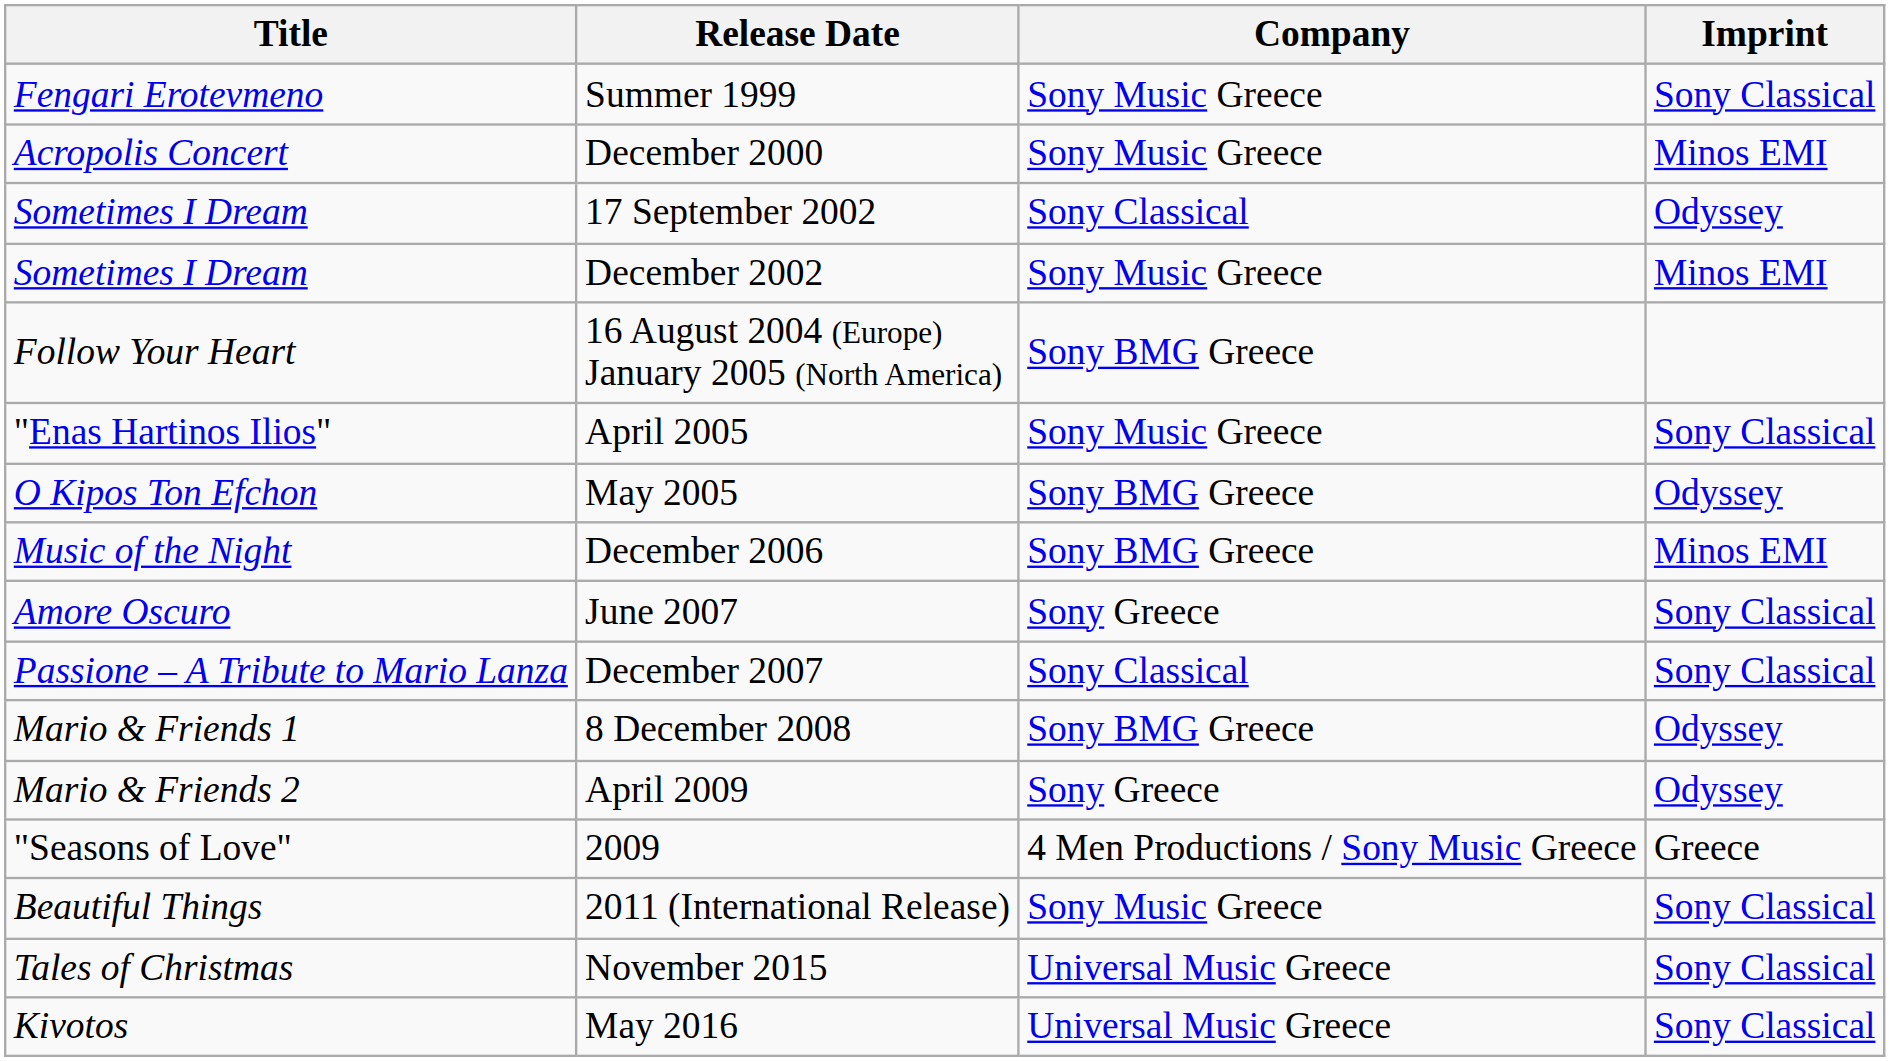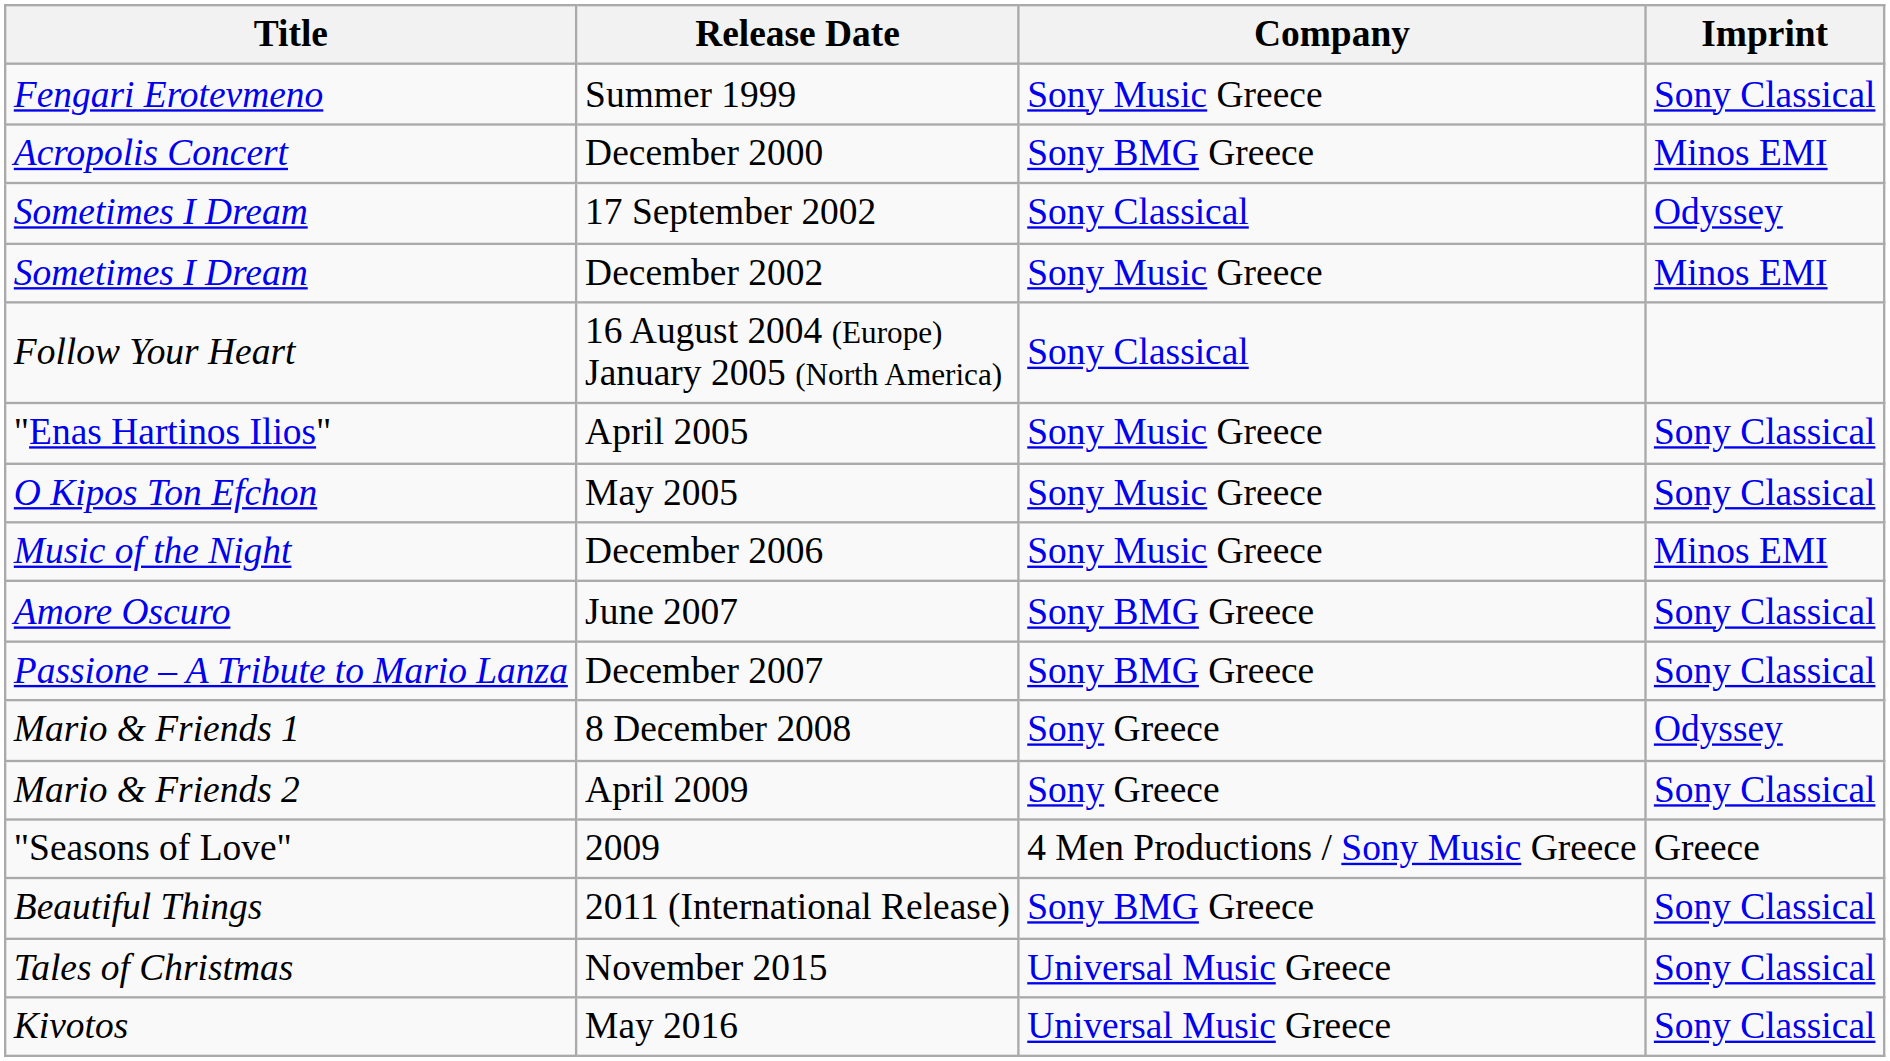(1175, 152) Sony Music Greece -> (1171, 152) Sony BMG Greece
(1171, 352) Sony BMG Greece -> (1138, 352) Sony Classical
(1171, 491) Sony BMG Greece -> (1175, 491) Sony Music Greece
(1718, 491) Odyssey -> (1765, 491) Sony Classical
(1171, 551) Sony BMG Greece -> (1175, 551) Sony Music Greece
(1123, 610) Sony Greece -> (1171, 610) Sony BMG Greece
(1138, 670) Sony Classical -> (1171, 670) Sony BMG Greece
(1171, 729) Sony BMG Greece -> (1123, 729) Sony Greece
(1718, 788) Odyssey -> (1765, 788) Sony Classical
(1175, 907) Sony Music Greece -> (1171, 907) Sony BMG Greece
